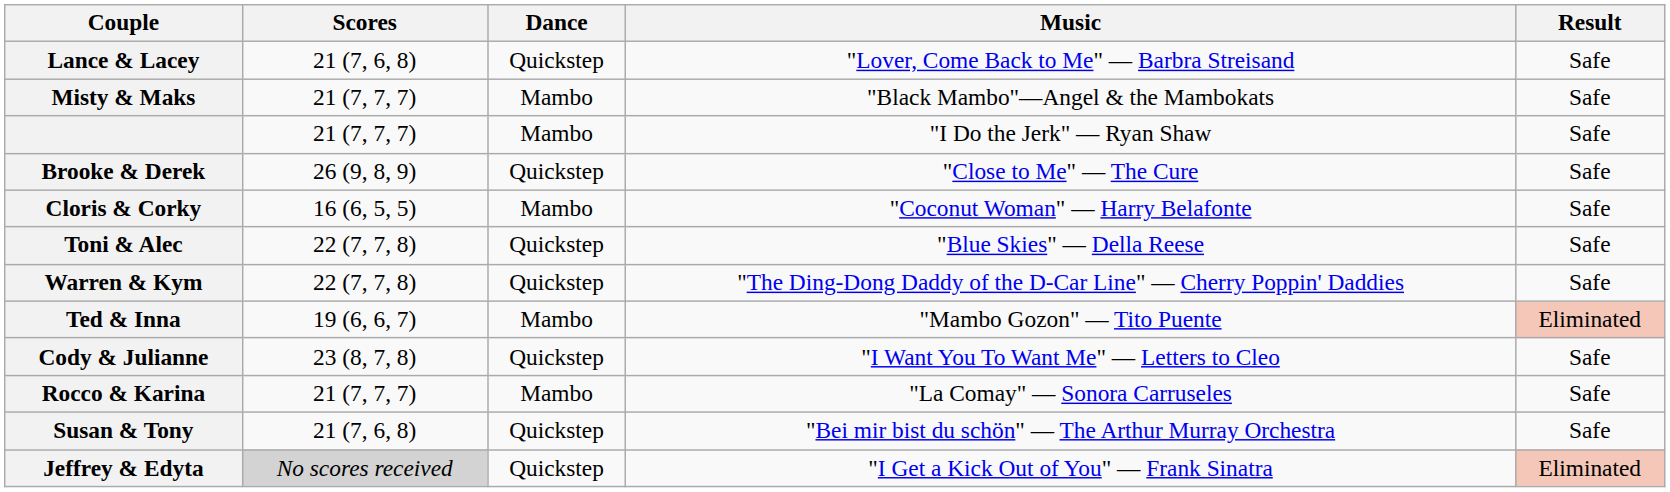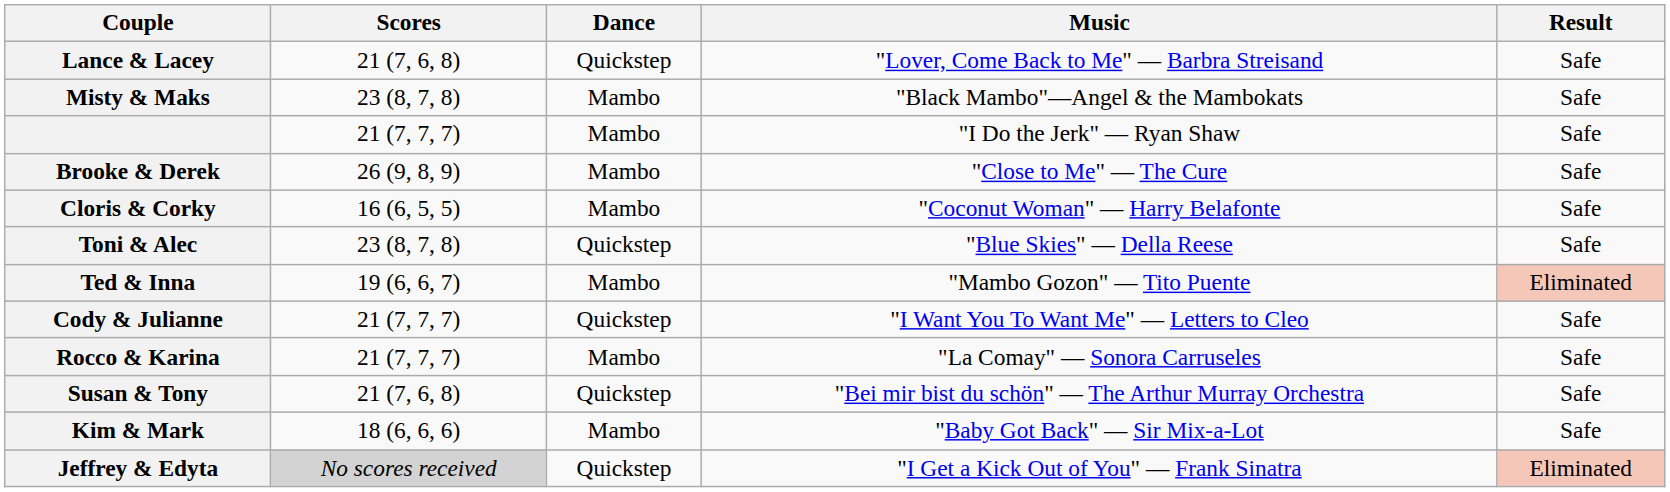(365, 97) 21 (7, 7, 7) -> (409, 97) 23 (8, 7, 8)
(557, 171) Quickstep -> (624, 171) Mambo
(365, 245) 22 (7, 7, 8) -> (409, 245) 23 (8, 7, 8)
- row: (123, 282)
(365, 356) 23 (8, 7, 8) -> (409, 319) 21 (7, 7, 7)
+ row: (138, 430)
